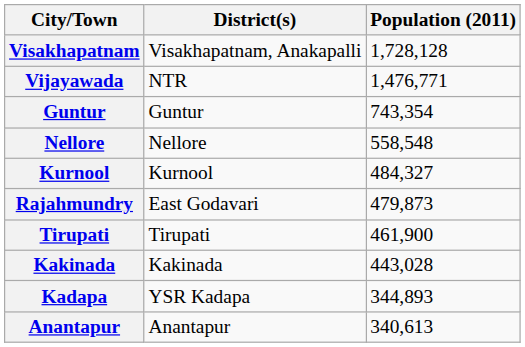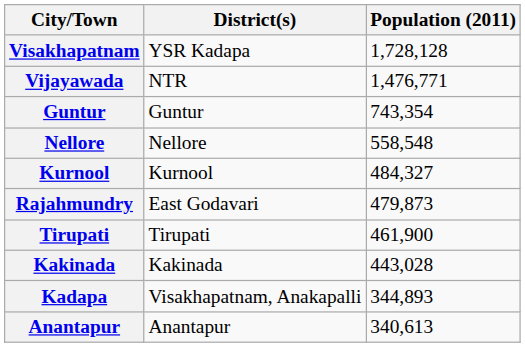(255, 50) Visakhapatnam, Anakapalli -> (199, 50) YSR Kadapa
(199, 296) YSR Kadapa -> (255, 296) Visakhapatnam, Anakapalli
